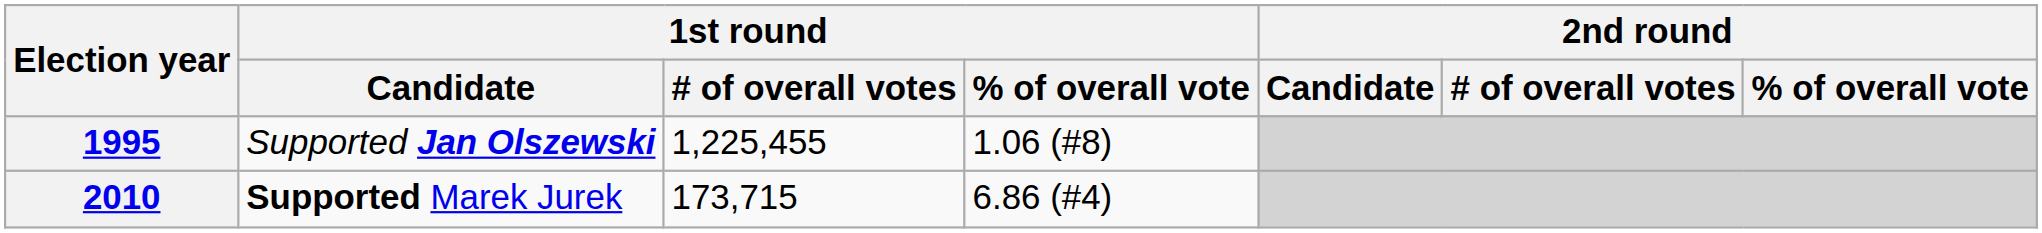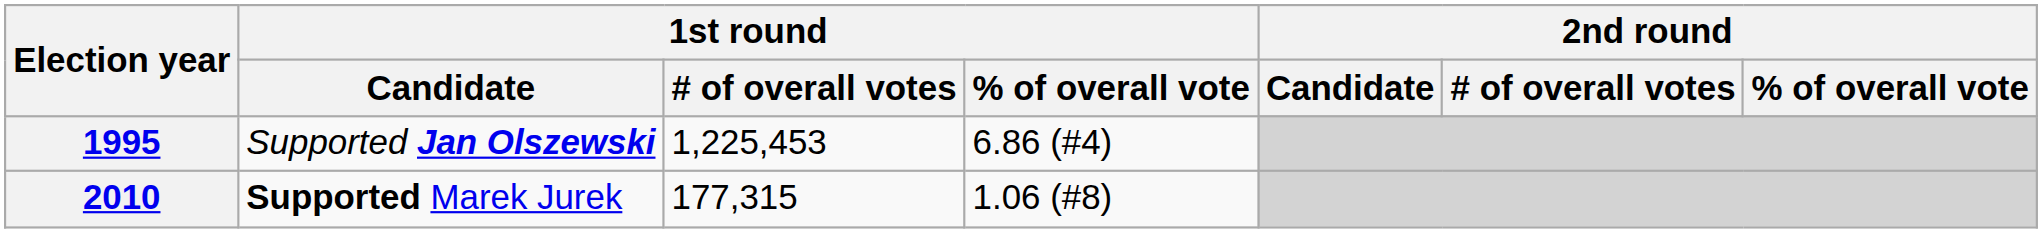(749, 142) 1,225,455 -> (749, 142) 1,225,453
(1042, 142) 1.06 (#8) -> (1042, 142) 6.86 (#4)
(735, 198) 173,715 -> (735, 198) 177,315
(1042, 198) 6.86 (#4) -> (1042, 198) 1.06 (#8)
